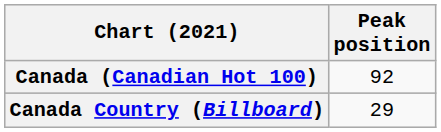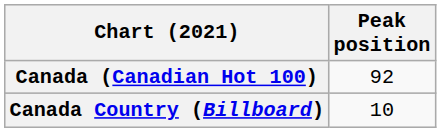(382, 110) 29 -> (382, 110) 10
